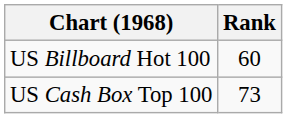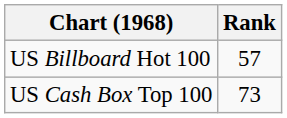(249, 58) 60 -> (249, 58) 57
